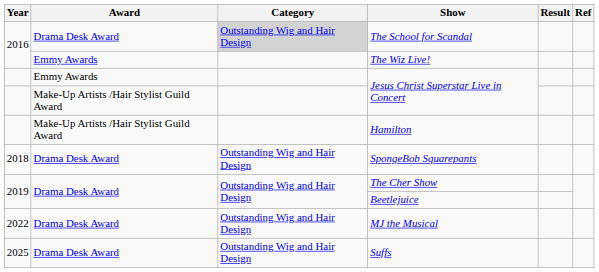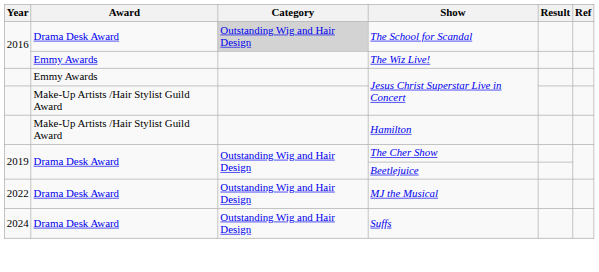- row: (76, 159)
(18, 252) 2025 -> (18, 223) 2024
